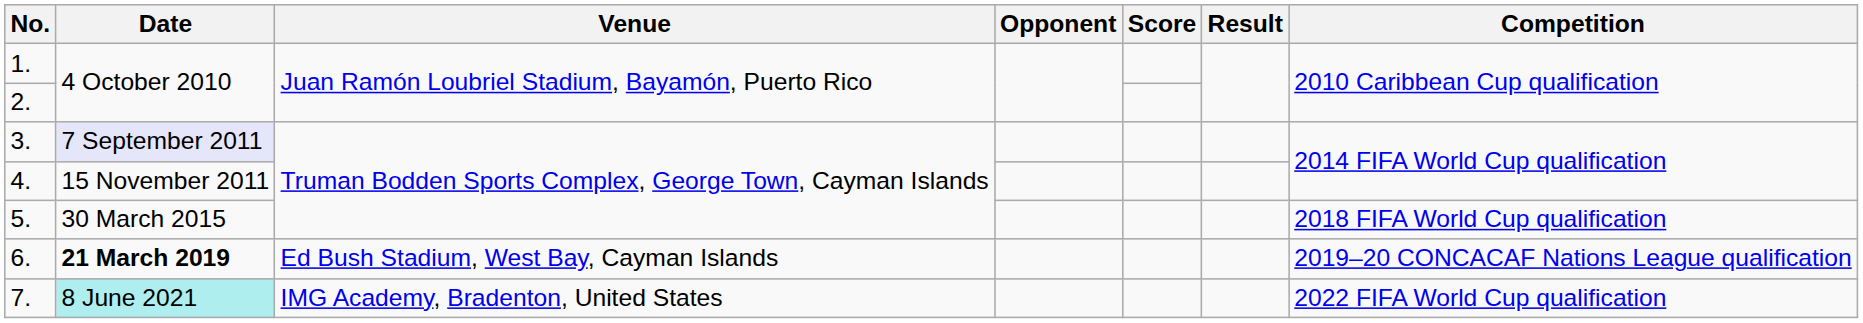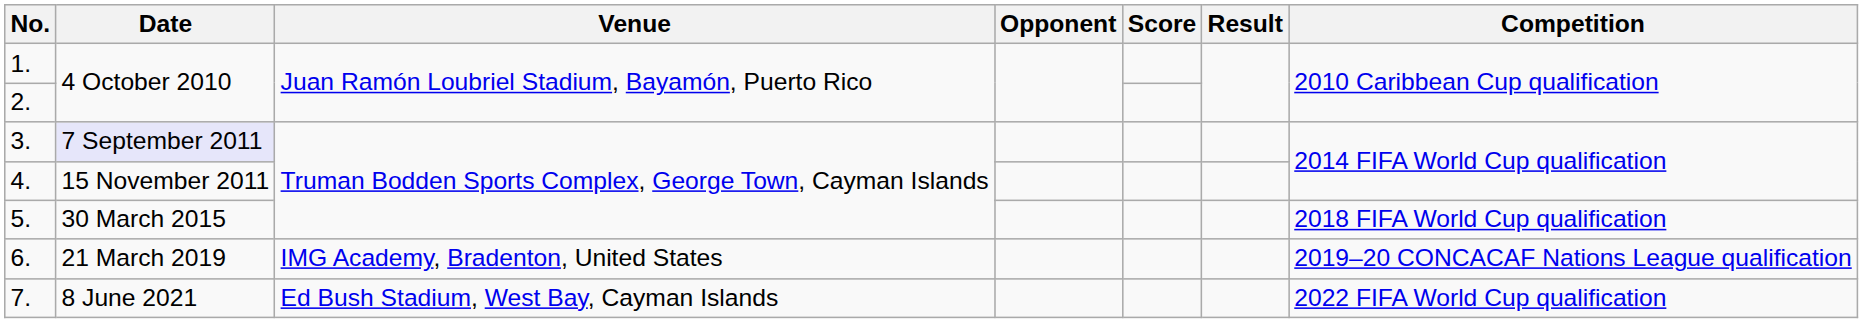(146, 258) bold -> (144, 258) normal
(529, 258) Ed Bush Stadium, West Bay, Cayman Islands -> (502, 258) IMG Academy, Bradenton, United States
(129, 297) paleturquoise background -> (129, 297) no background
(502, 297) IMG Academy, Bradenton, United States -> (529, 297) Ed Bush Stadium, West Bay, Cayman Islands
